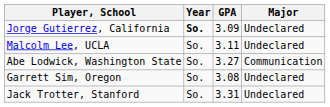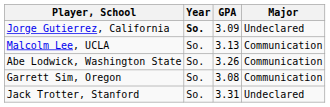(227, 45) 3.11 -> (227, 45) 3.13
(274, 45) Undeclared -> (283, 45) Communication
(227, 61) 3.27 -> (227, 61) 3.26
(274, 78) Undeclared -> (283, 78) Communication
